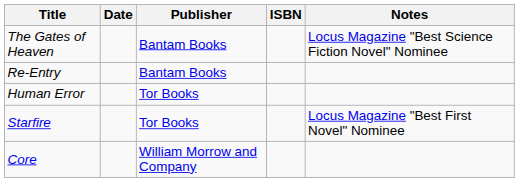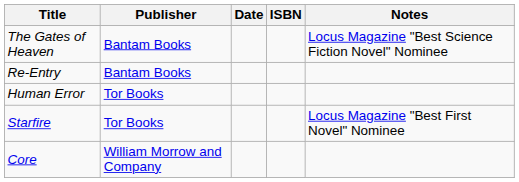columns swapped: (201, 15) <-> (118, 15)
